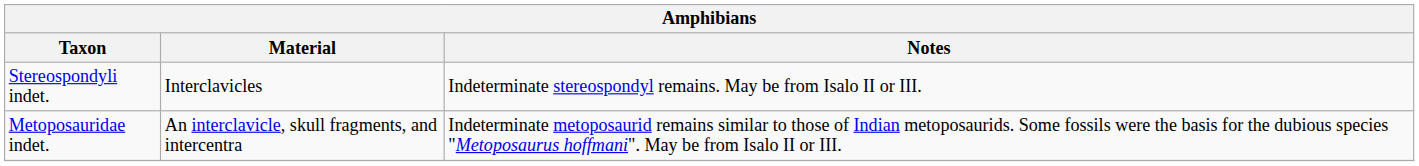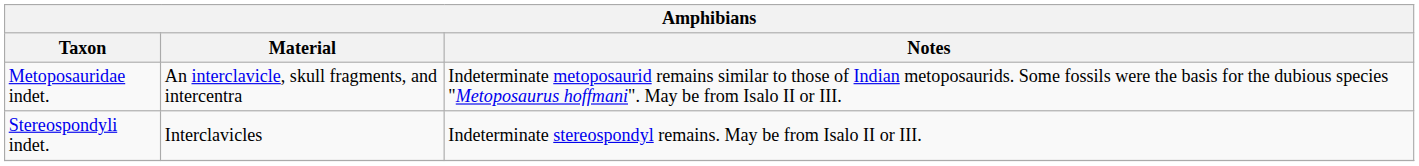rows swapped: (67, 135) <-> (63, 86)
